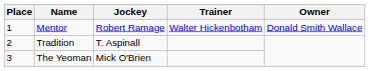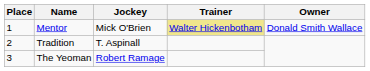(130, 27) Robert Ramage -> (123, 27) Mick O'Brien
(216, 27) no background -> (216, 27) khaki background
(123, 58) Mick O'Brien -> (130, 58) Robert Ramage
